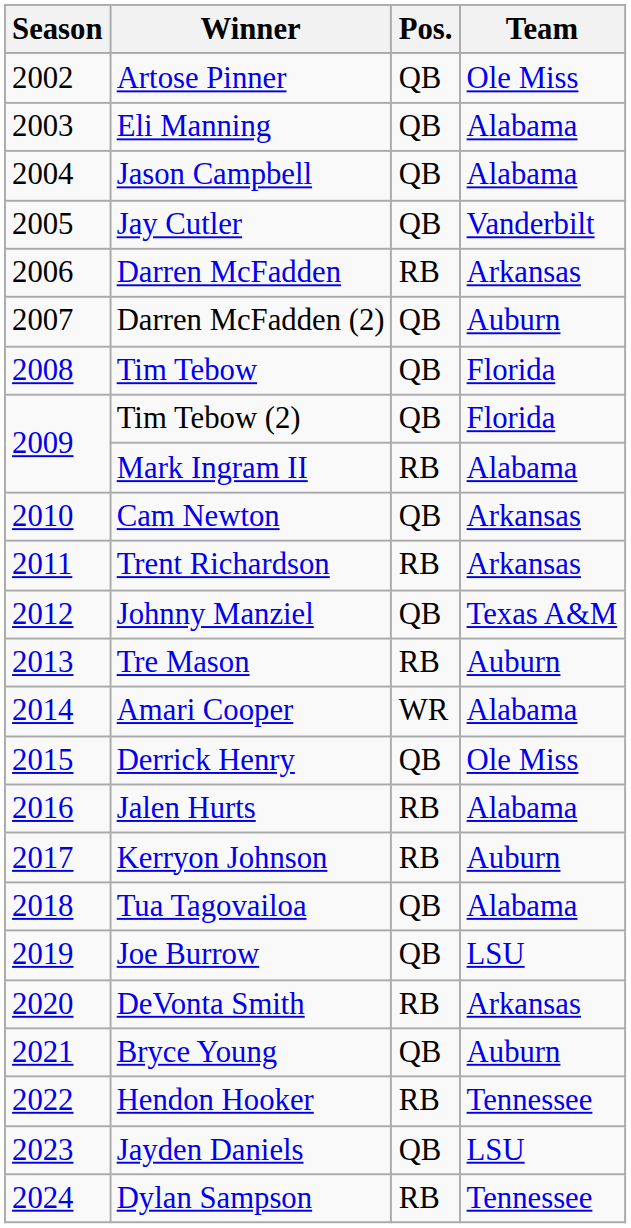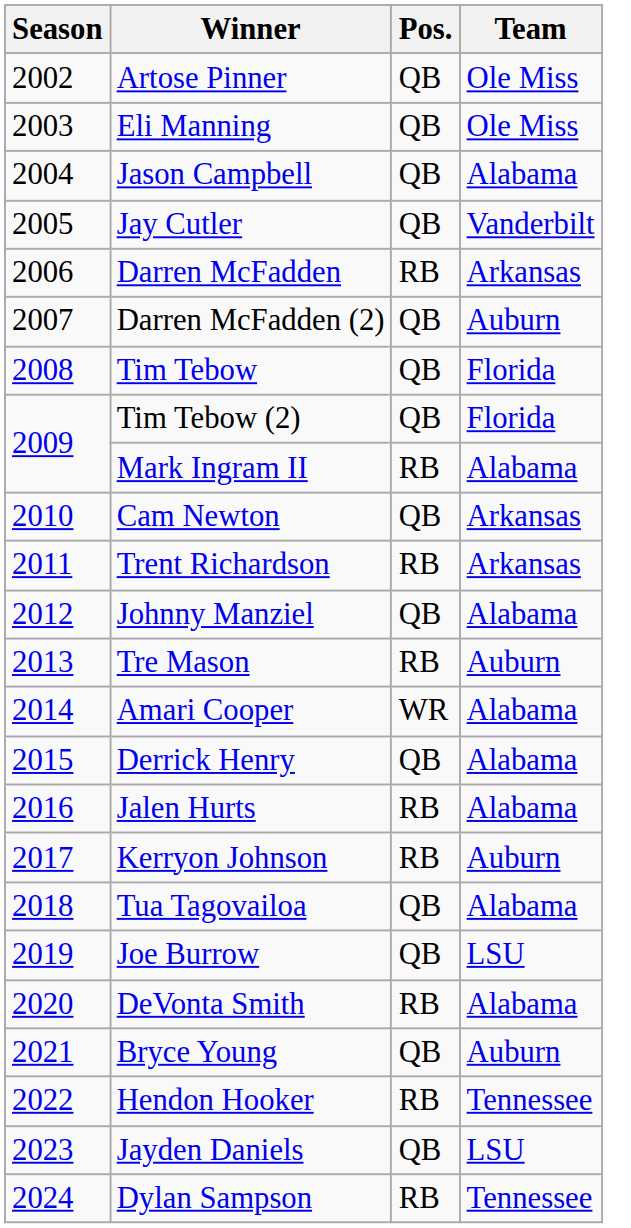(522, 126) Alabama -> (523, 126) Ole Miss
(542, 613) Texas A&M -> (522, 613) Alabama
(523, 759) Ole Miss -> (522, 759) Alabama
(524, 1003) Arkansas -> (522, 1003) Alabama
